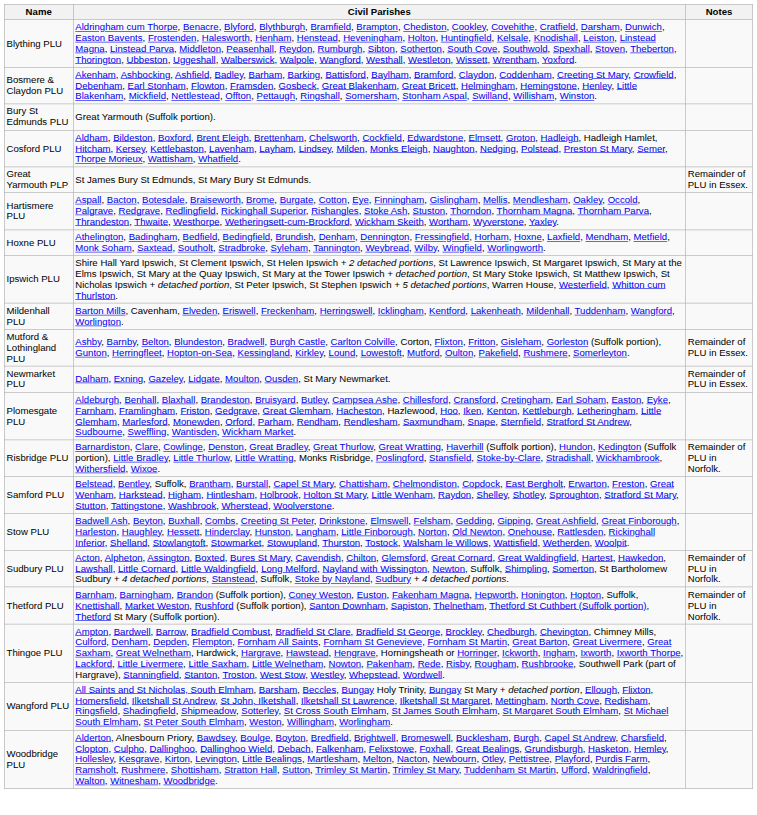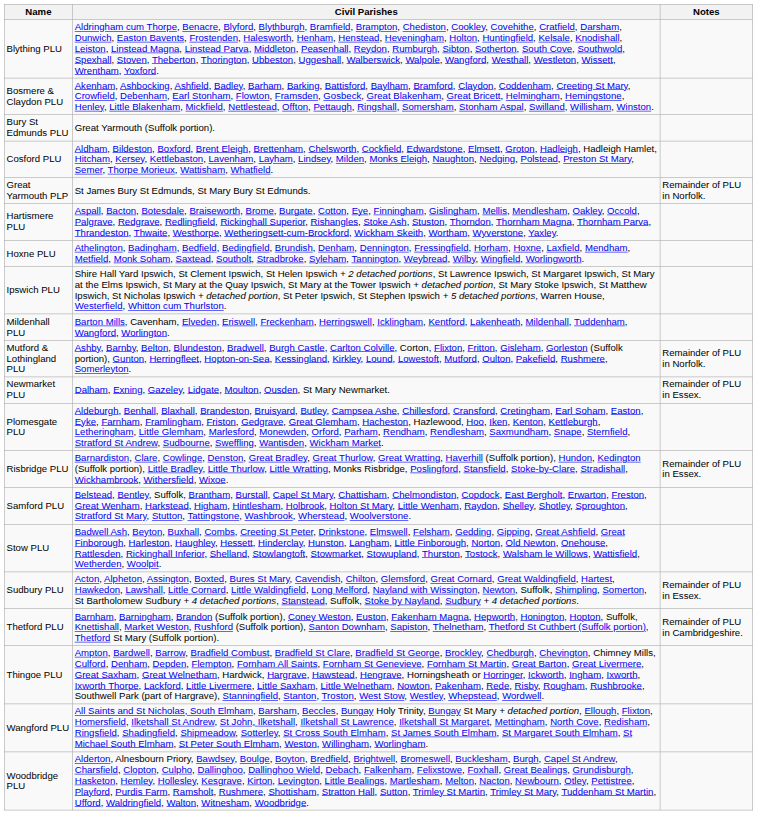(718, 180) Remainder of PLU in Essex. -> (702, 190) Remainder of PLU in Norfolk.
(718, 347) Remainder of PLU in Essex. -> (702, 358) Remainder of PLU in Norfolk.
(717, 458) Remainder of PLU in Norfolk. -> (702, 469) Remainder of PLU in Essex.
(717, 568) Remainder of PLU in Norfolk. -> (702, 590) Remainder of PLU in Essex.
(717, 605) Remainder of PLU in Norfolk. -> (703, 627) Remainder of PLU in Cambridgeshire.
